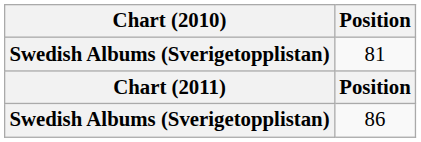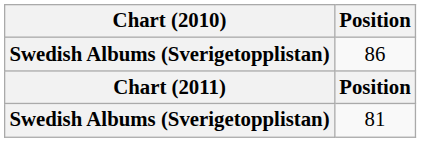rows swapped: (375, 119) <-> (375, 53)
